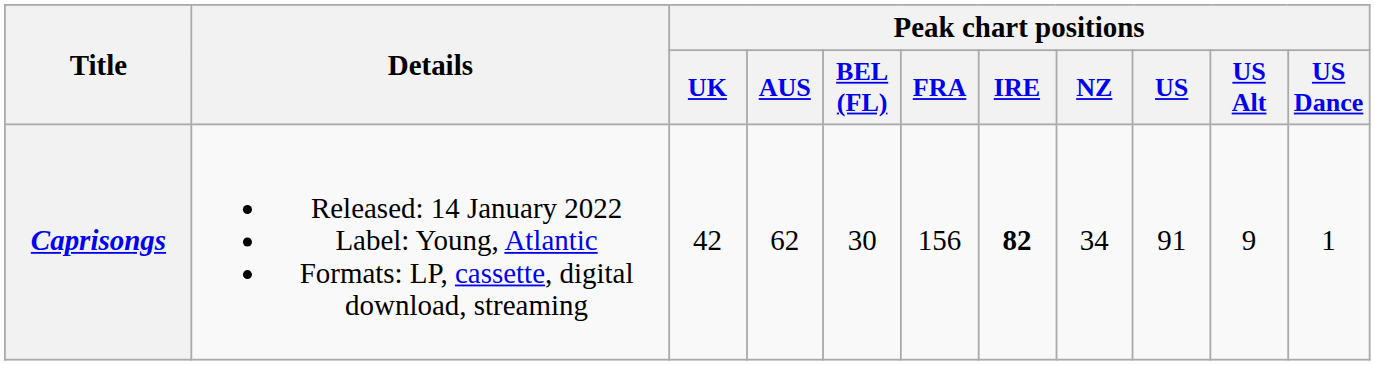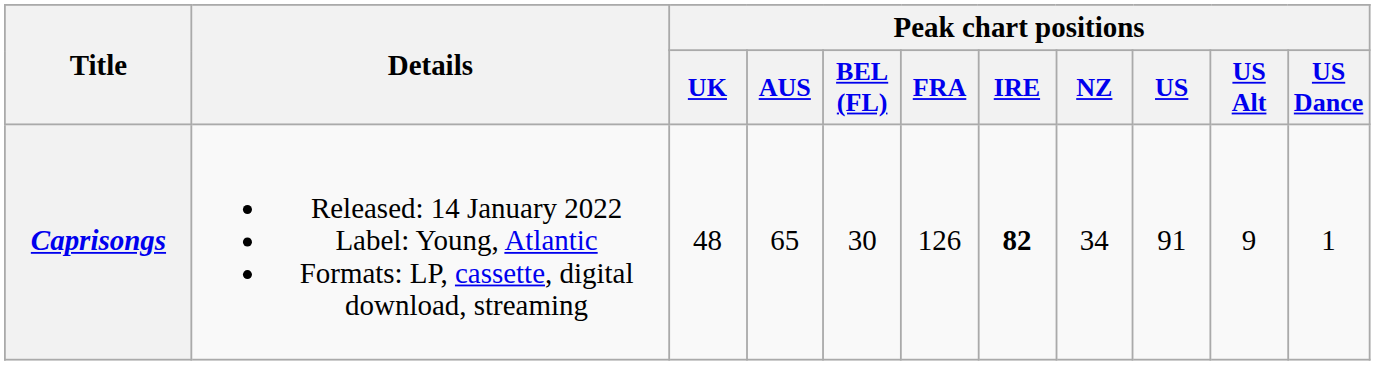(707, 241) 42 -> (707, 241) 48
(785, 241) 62 -> (785, 241) 65
(940, 241) 156 -> (940, 241) 126
